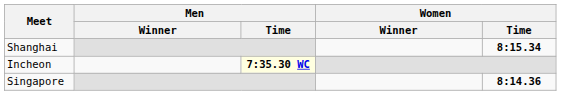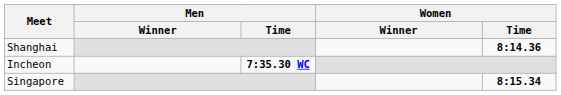(519, 47) 8:15.34 -> (519, 47) 8:14.36
(278, 64) lightyellow background -> (278, 64) no background
(519, 82) 8:14.36 -> (519, 82) 8:15.34
